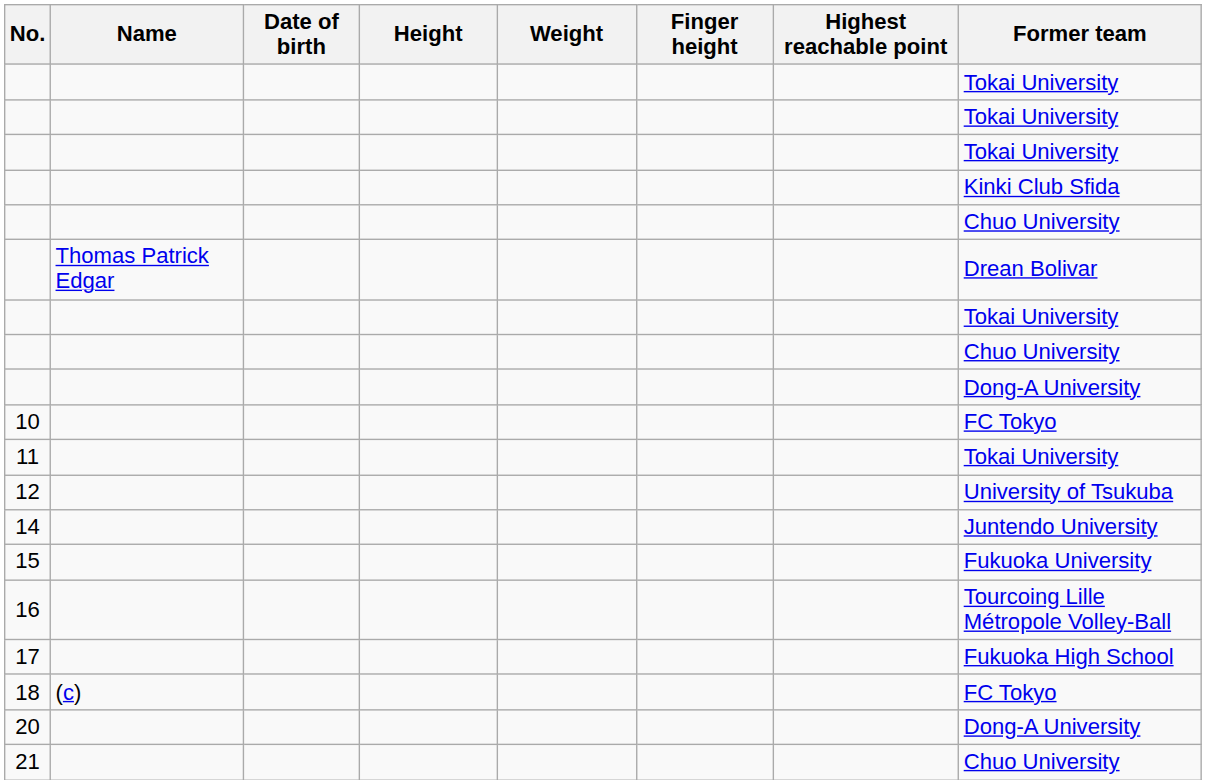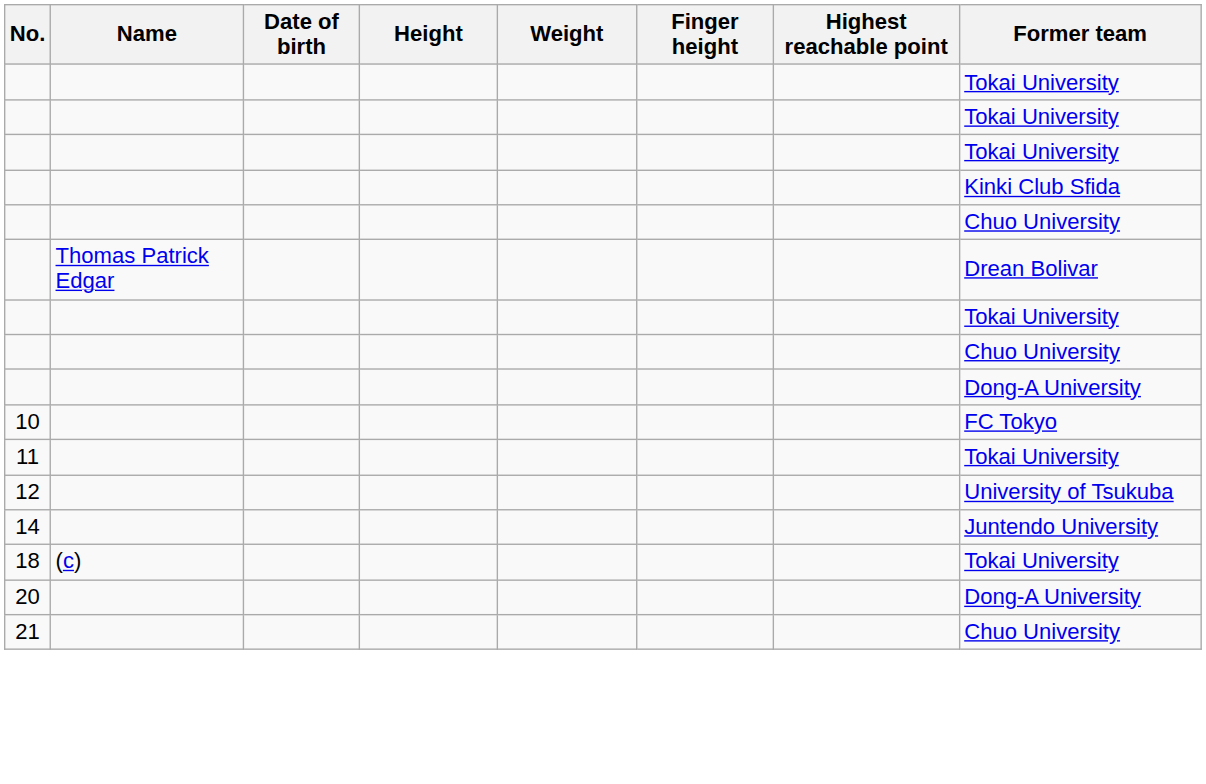- row: (28, 561)
- row: (28, 609)
- row: (28, 656)
(1010, 691) FC Tokyo -> (1042, 561) Tokai University
